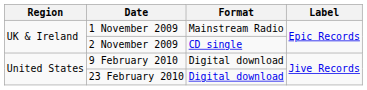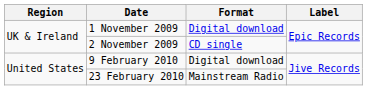(236, 29) Mainstream Radio -> (236, 29) Digital download
(236, 77) Digital download -> (236, 77) Mainstream Radio
